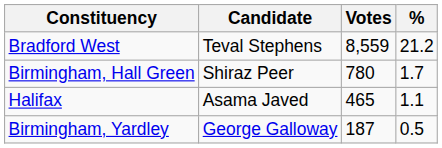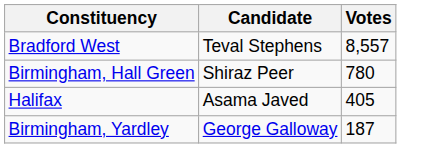- column: (417, 18)
(367, 45) 8,559 -> (367, 45) 8,557
(360, 101) 465 -> (360, 101) 405
